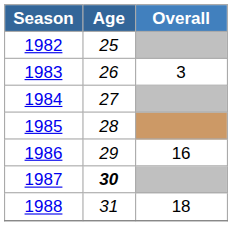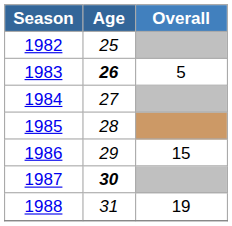(109, 72) normal -> (109, 72) bold
(181, 72) 3 -> (181, 72) 5
(181, 153) 16 -> (181, 153) 15
(181, 207) 18 -> (181, 207) 19
